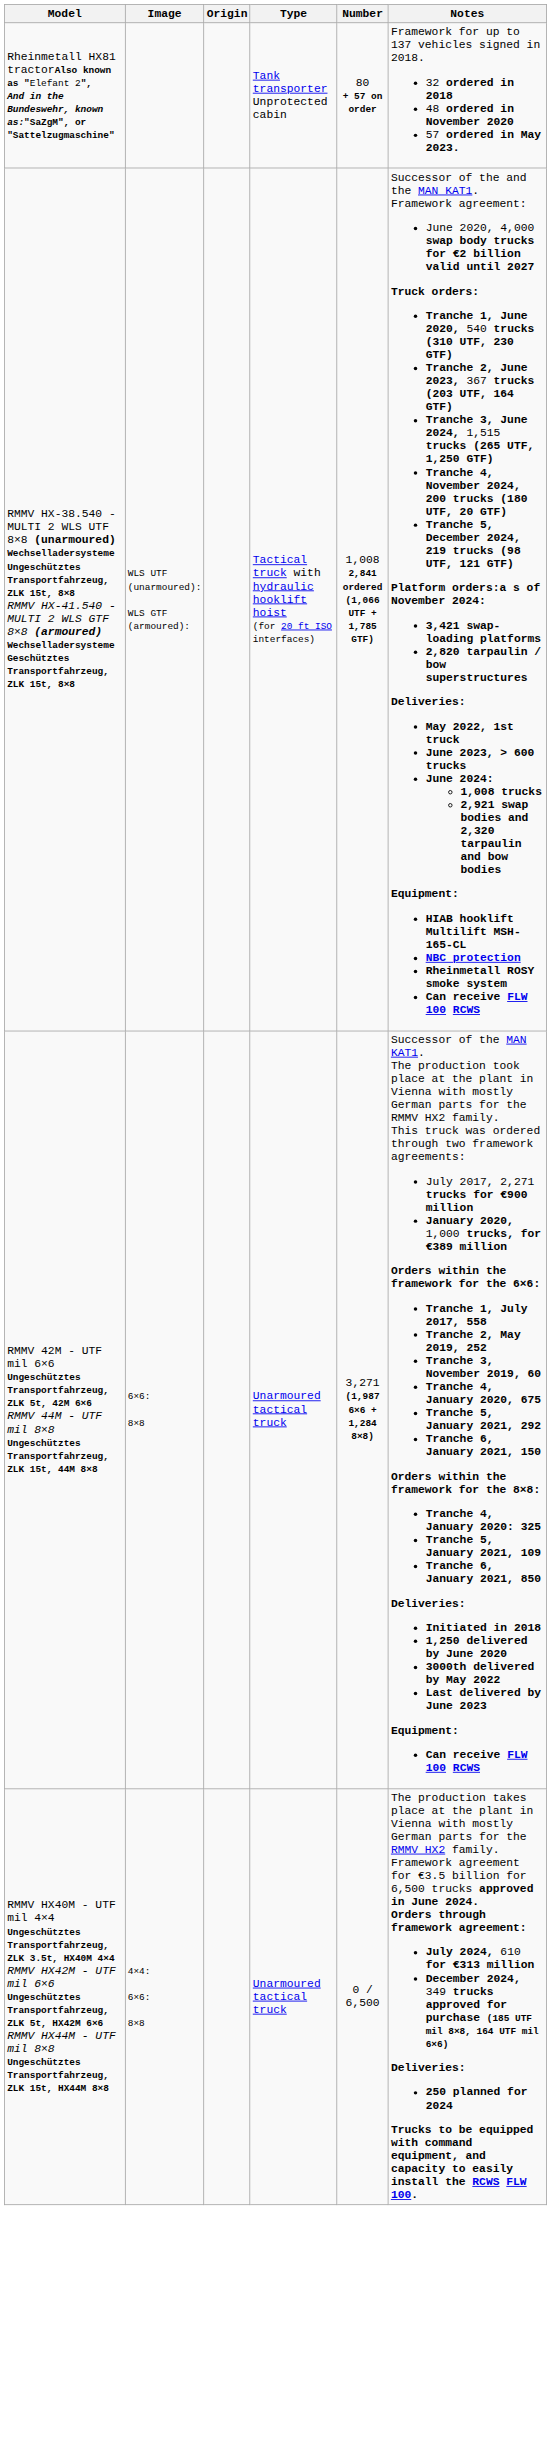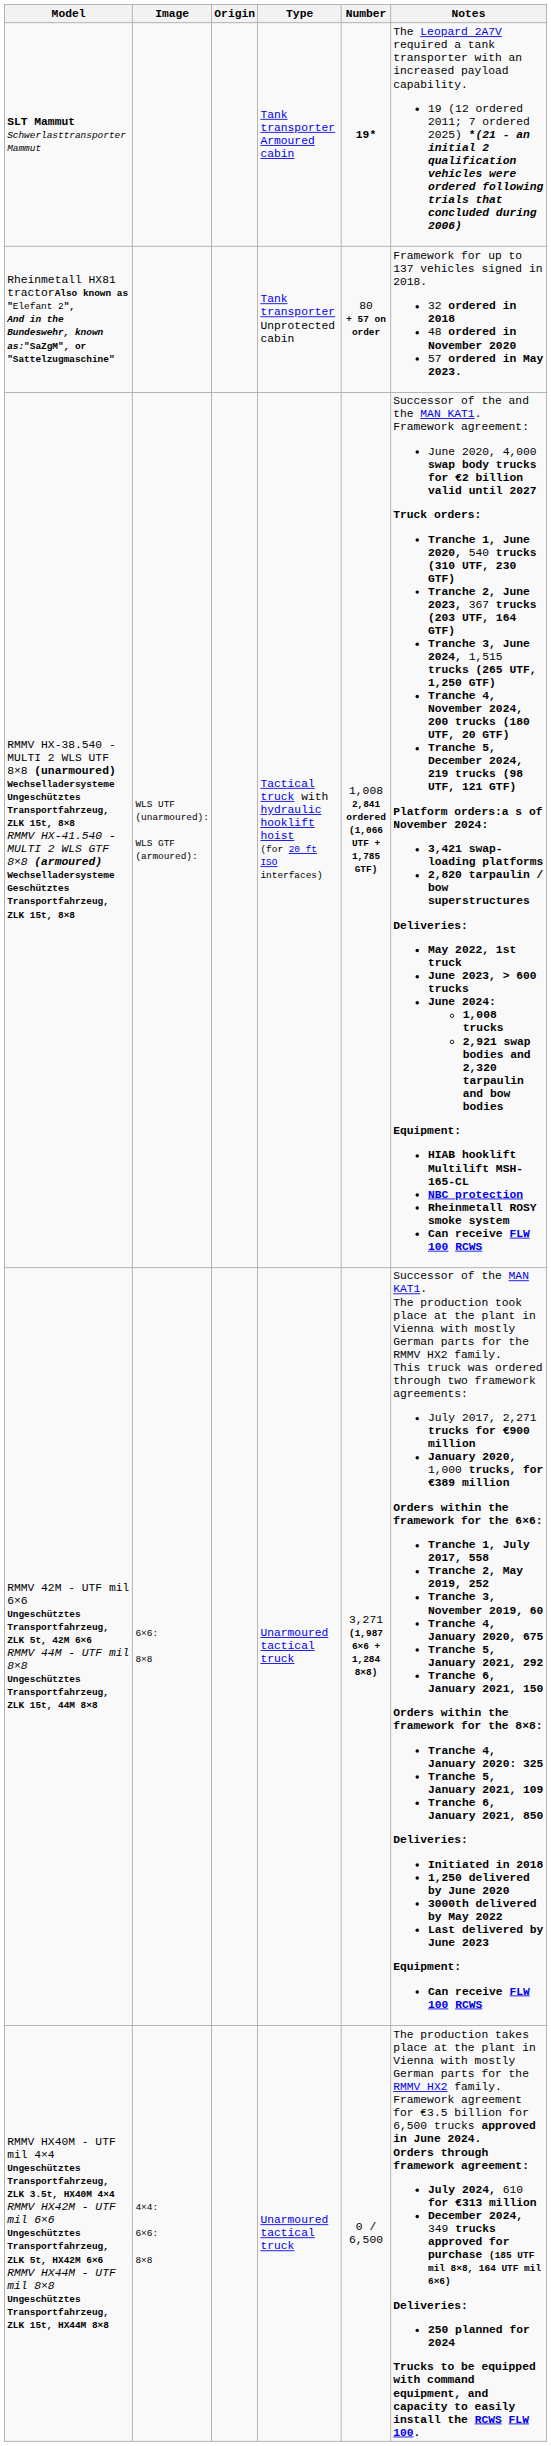+ row: (66, 134)
